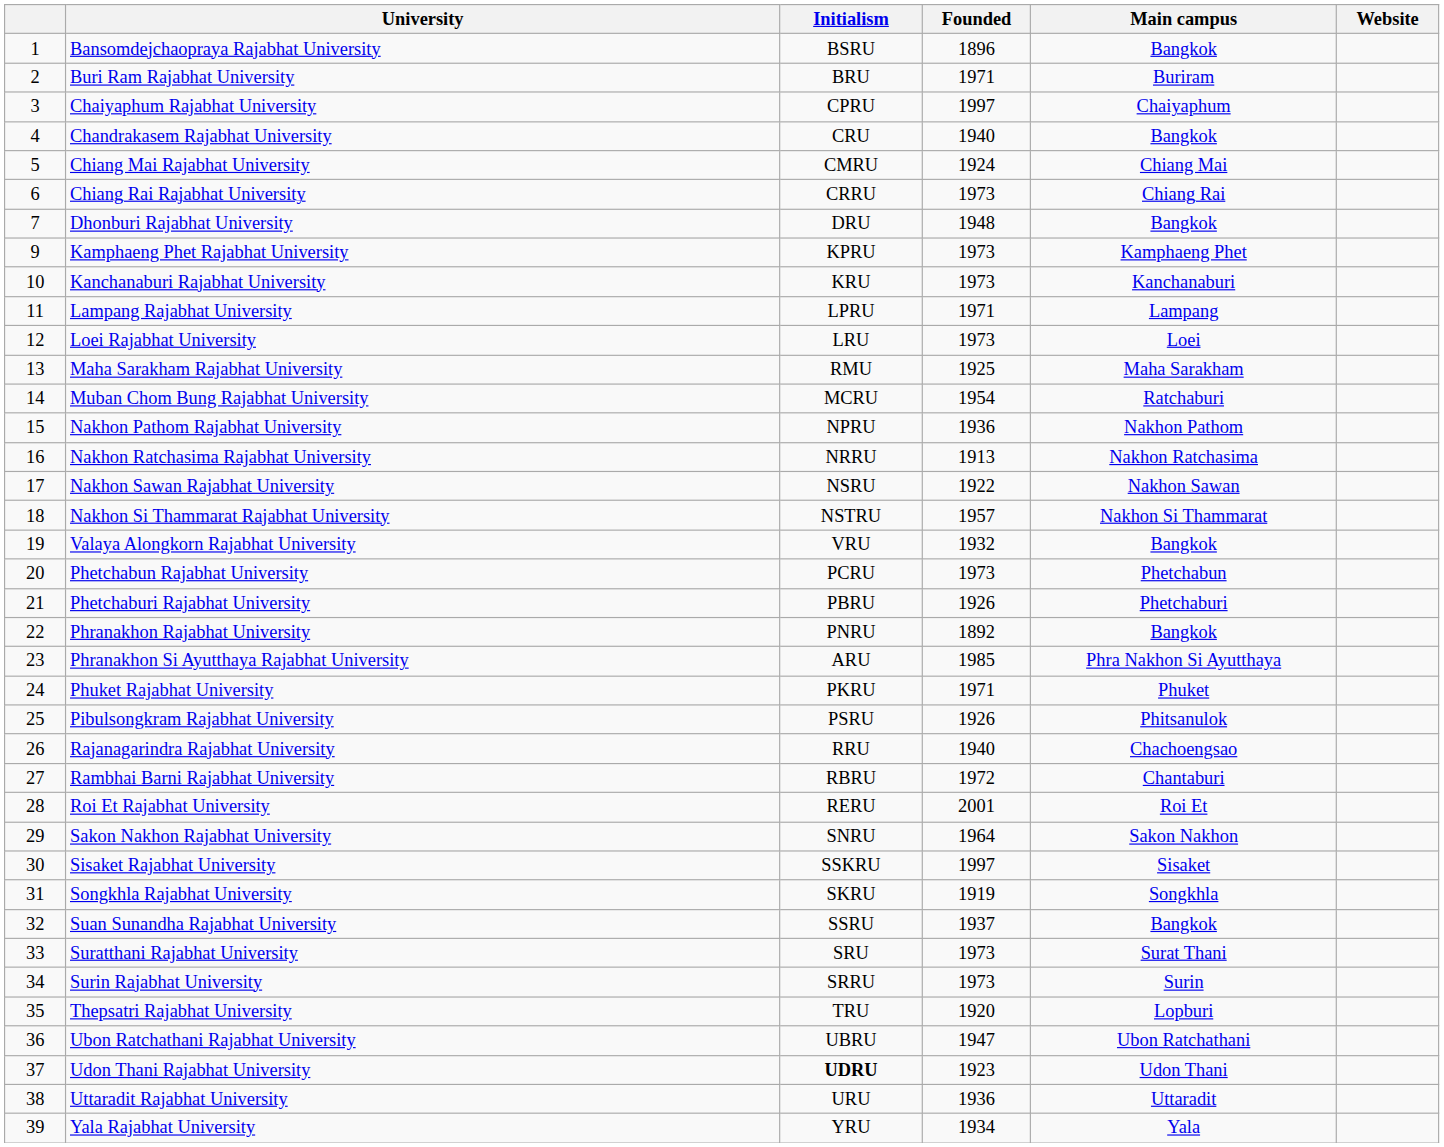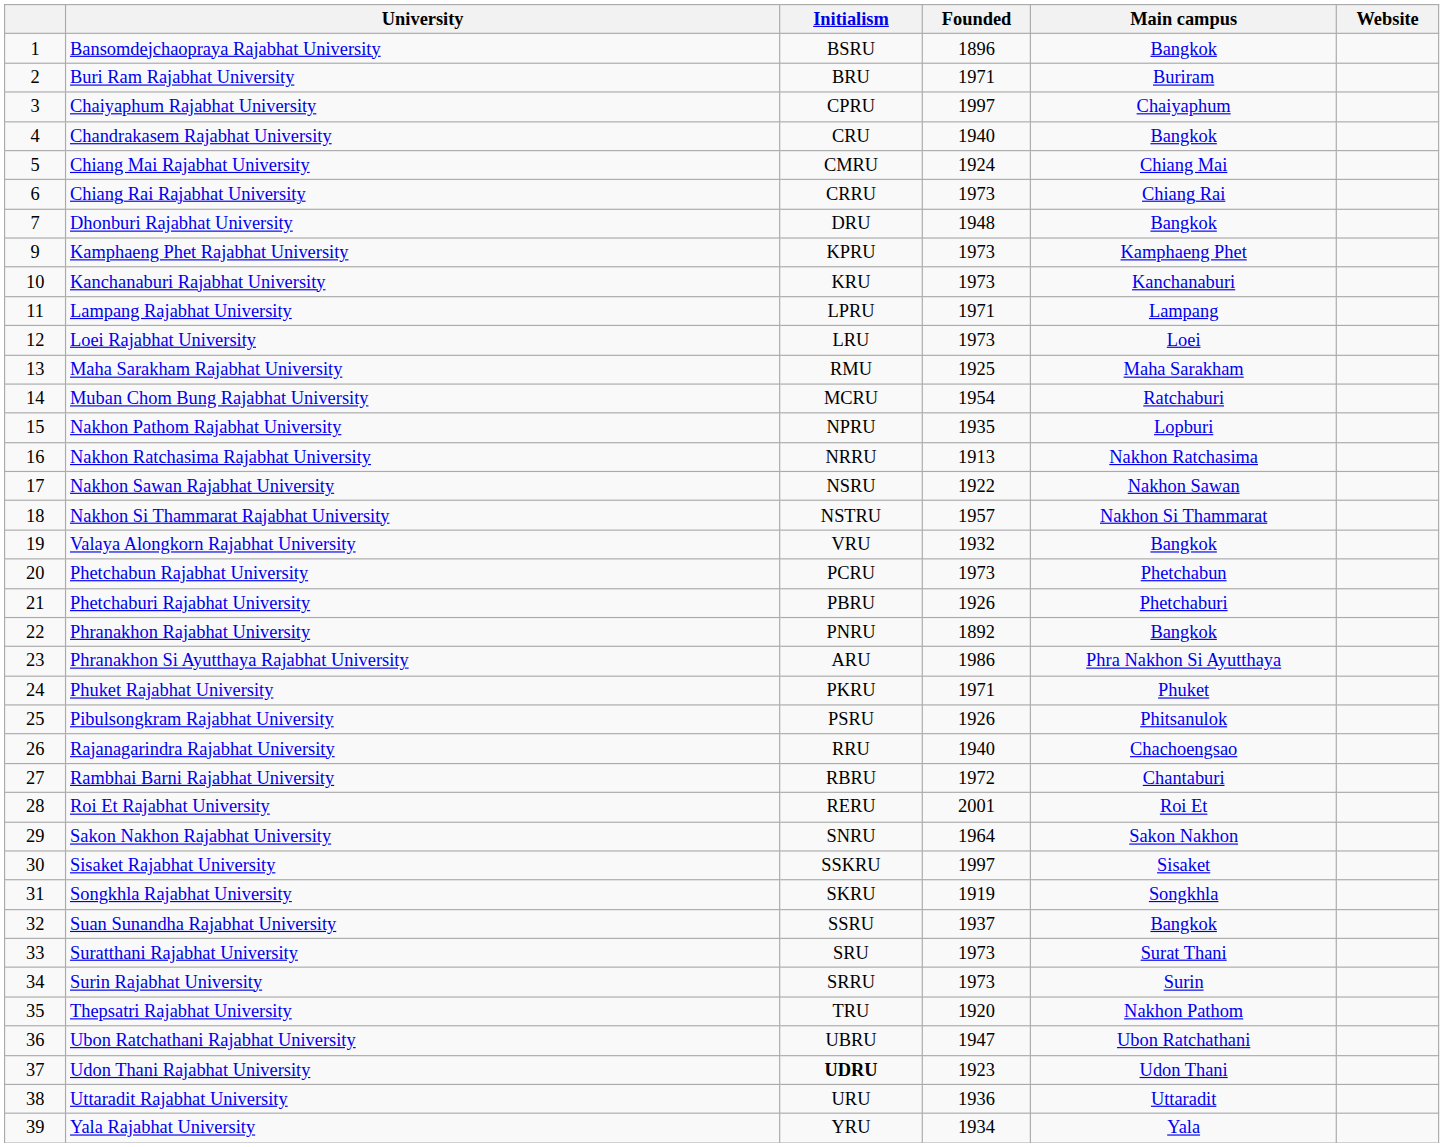(977, 427) 1936 -> (977, 427) 1935
(1184, 427) Nakhon Pathom -> (1184, 427) Lopburi
(977, 661) 1985 -> (977, 661) 1986
(1184, 1011) Lopburi -> (1184, 1011) Nakhon Pathom
